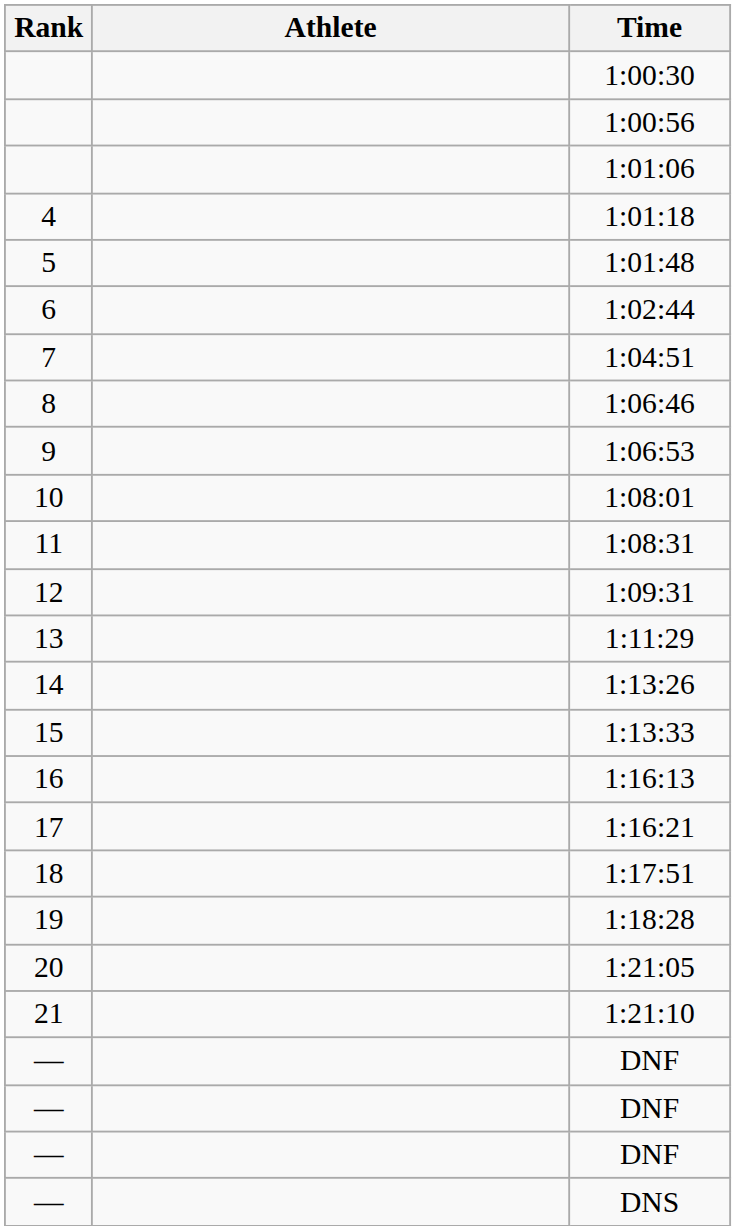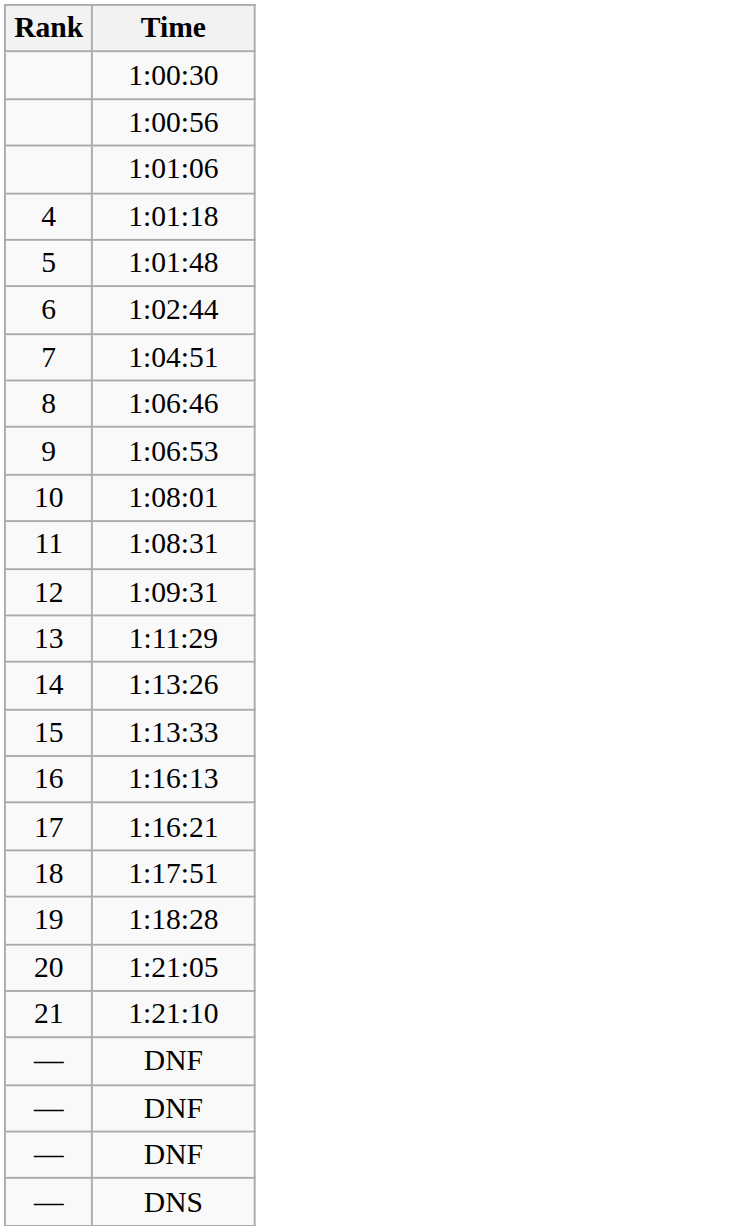- column: (331, 27)
